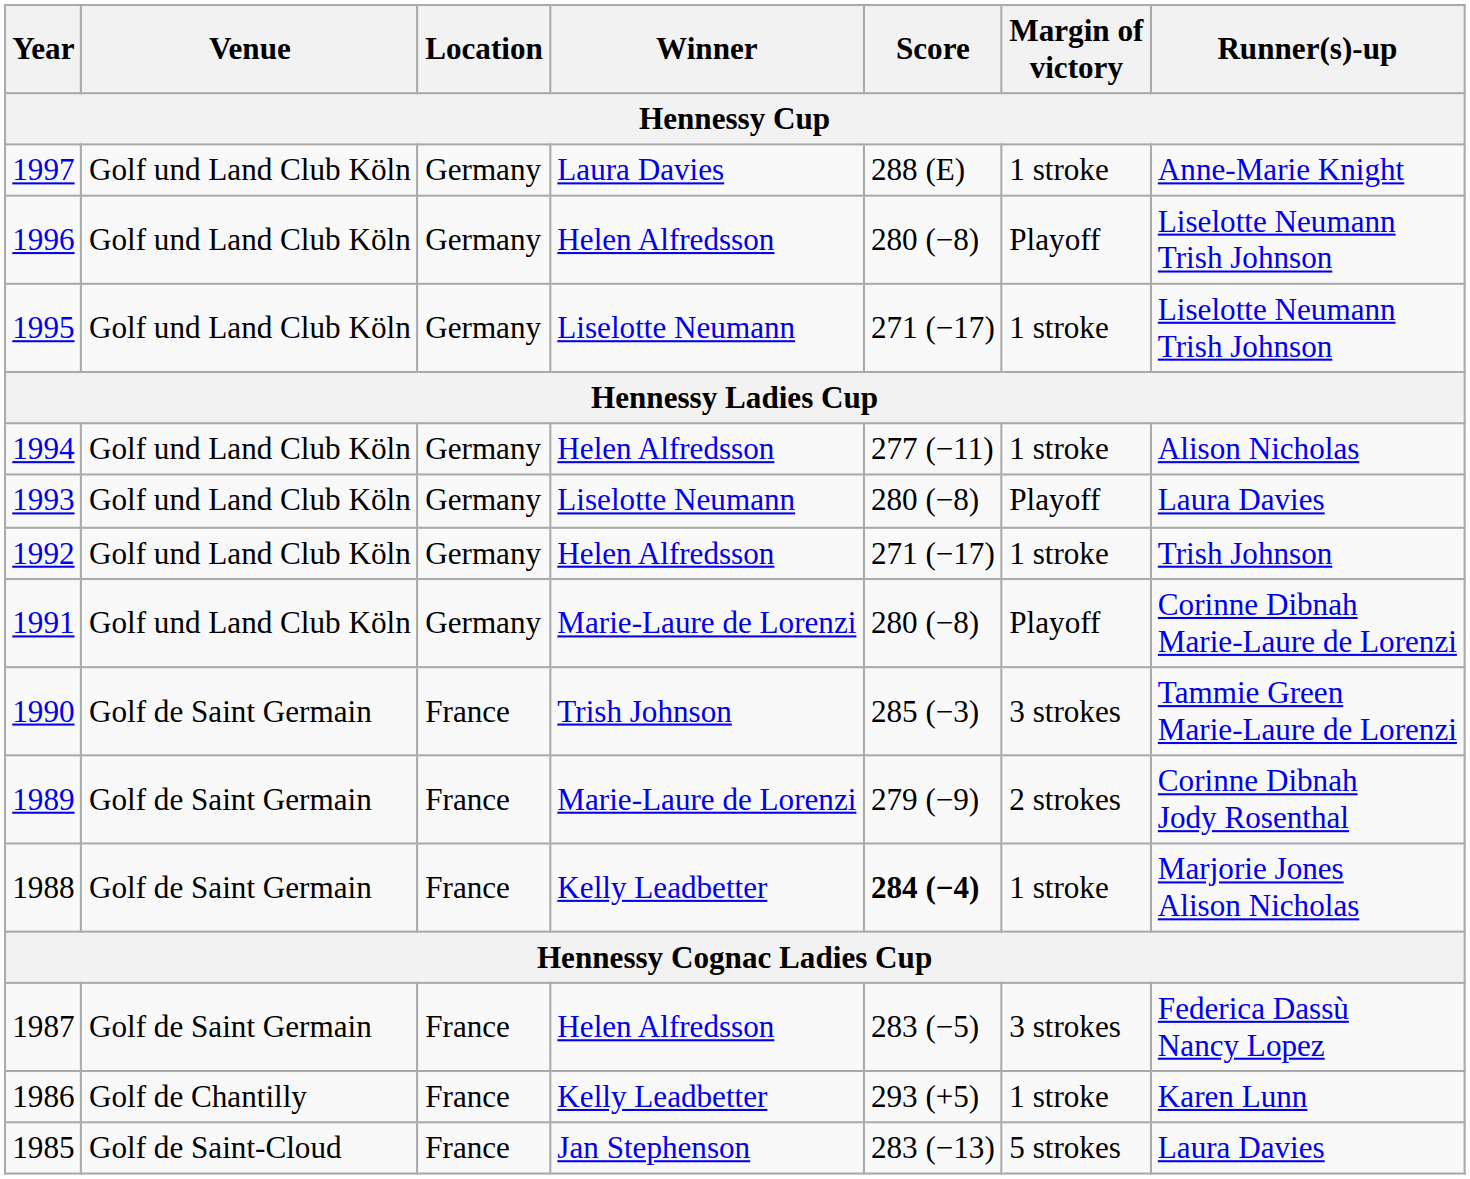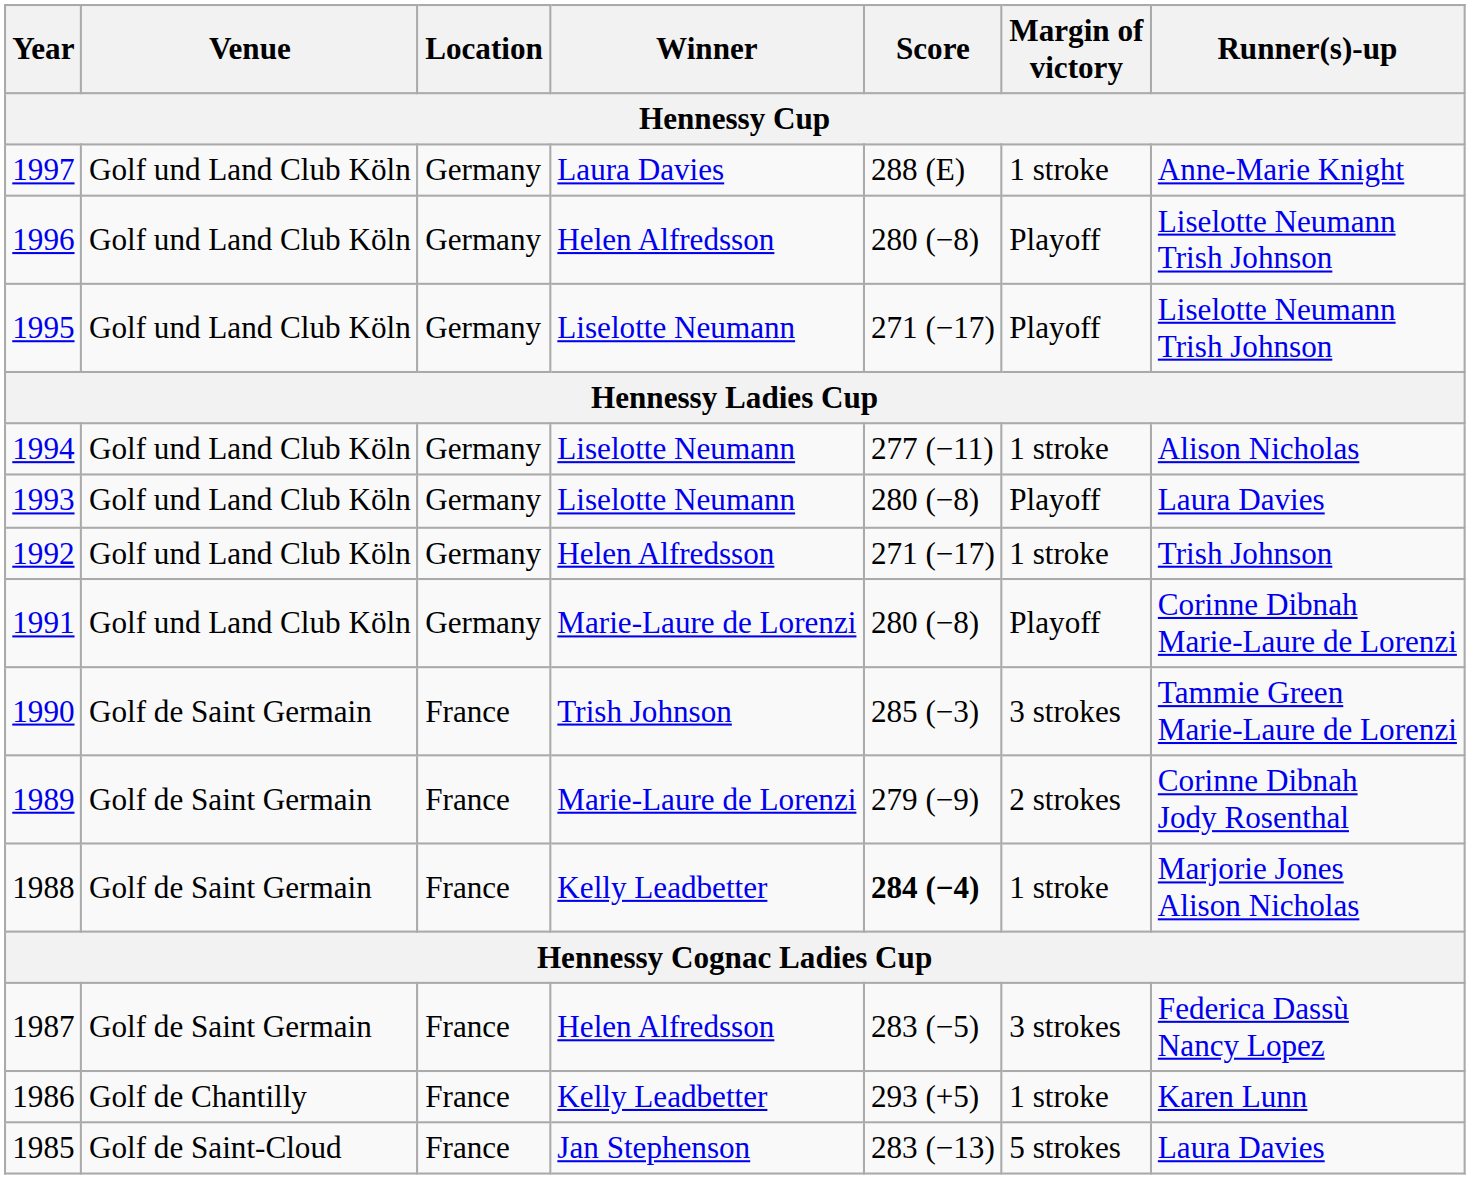(1059, 328) 1 stroke -> (1055, 328) Playoff
(666, 449) Helen Alfredsson -> (676, 449) Liselotte Neumann
